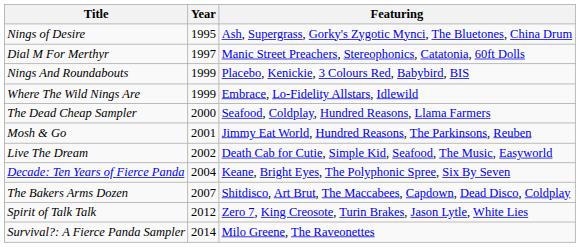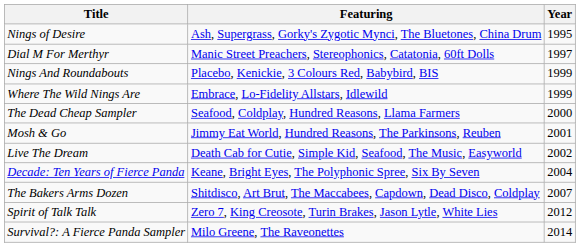columns swapped: (397, 14) <-> (203, 14)
